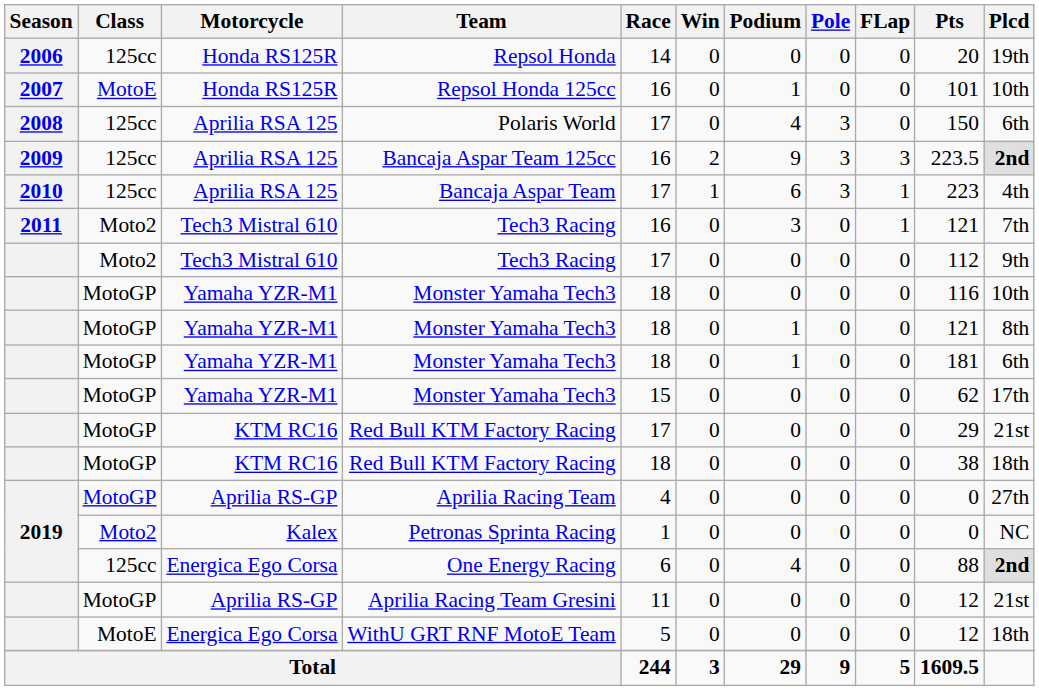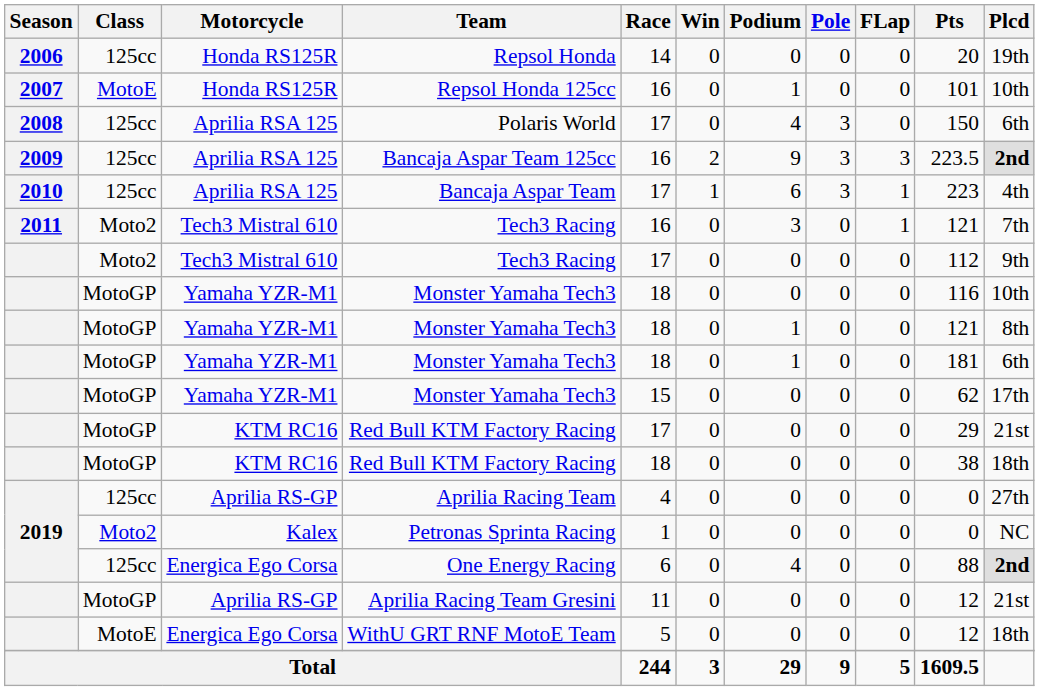(120, 497) MotoGP -> (131, 497) 125cc
